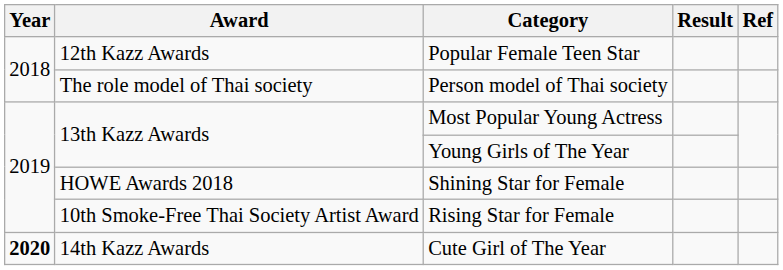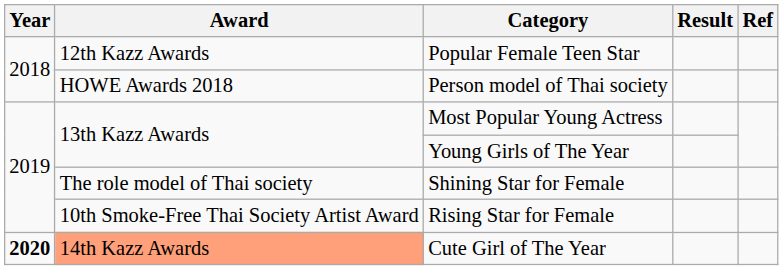(186, 85) The role model of Thai society -> (146, 85) HOWE Awards 2018
(146, 183) HOWE Awards 2018 -> (186, 183) The role model of Thai society
(134, 248) no background -> (134, 248) lightsalmon background
